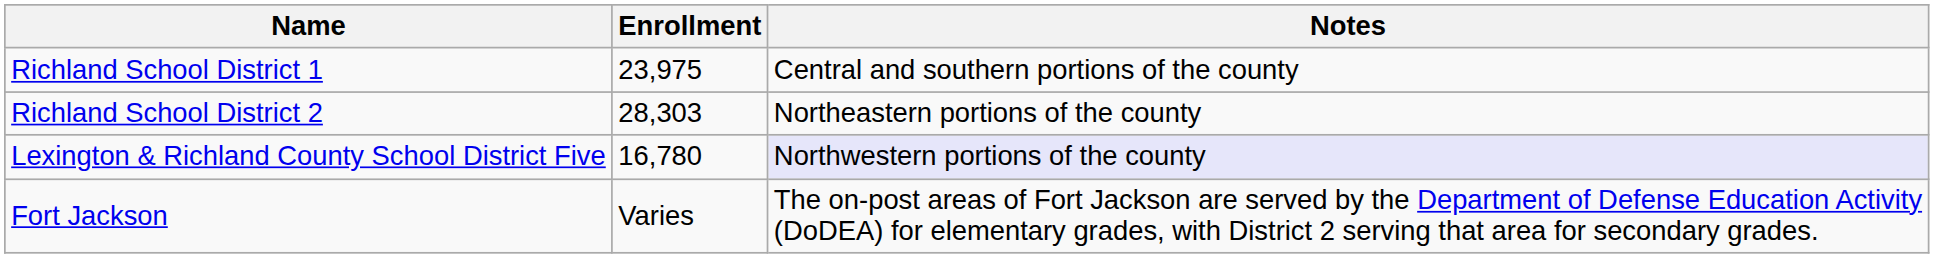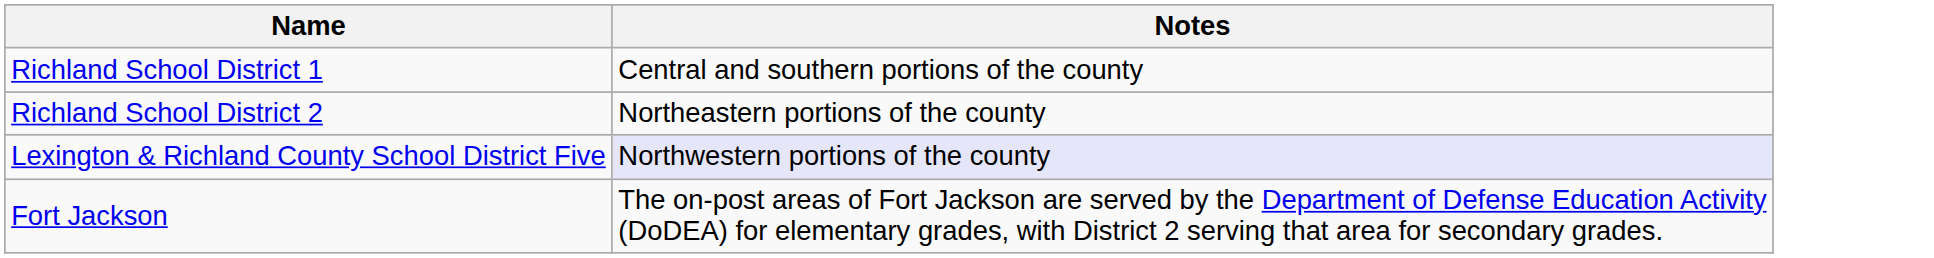- column: (690, 26)
